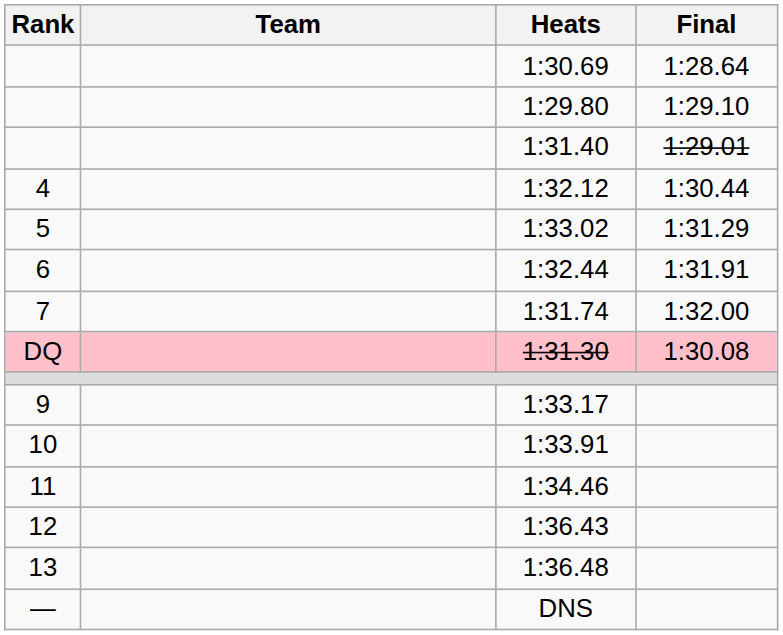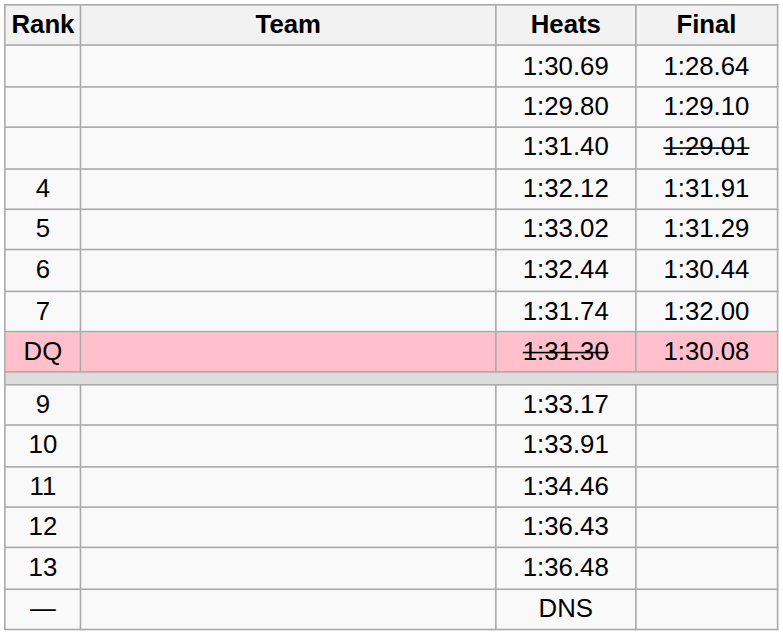(706, 188) 1:30.44 -> (706, 188) 1:31.91
(706, 270) 1:31.91 -> (706, 270) 1:30.44
